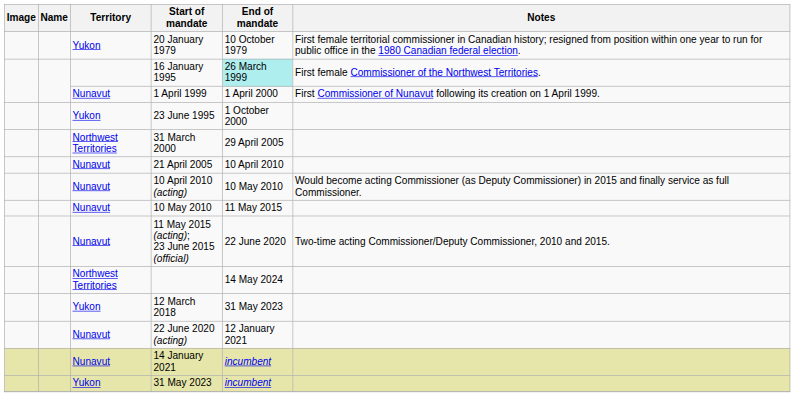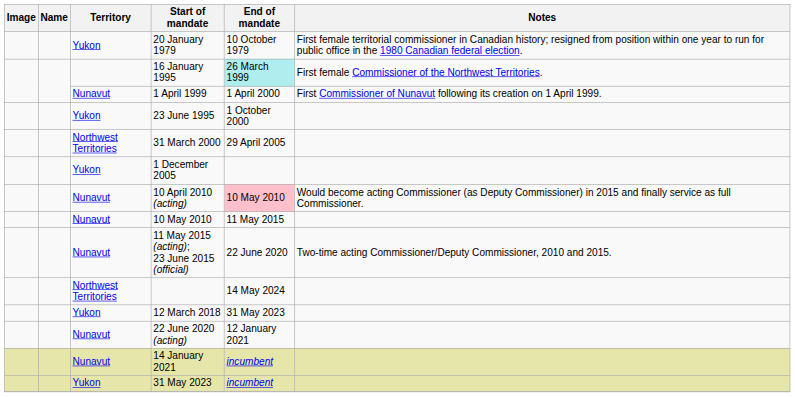- row: (91, 165)
+ row: (87, 170)
(254, 186) no background -> (256, 198) pink background
